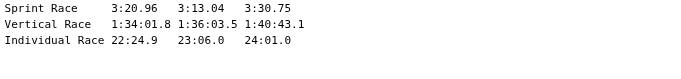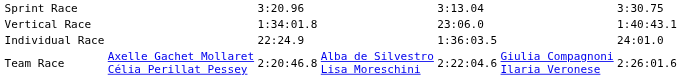(208, 24) 1:36:03.5 -> (461, 24) 23:06.0
(201, 40) 23:06.0 -> (467, 40) 1:36:03.5
+ row: (34, 63)
